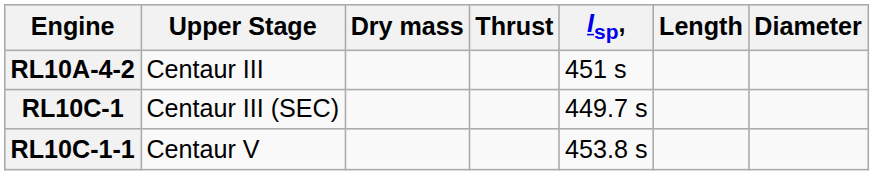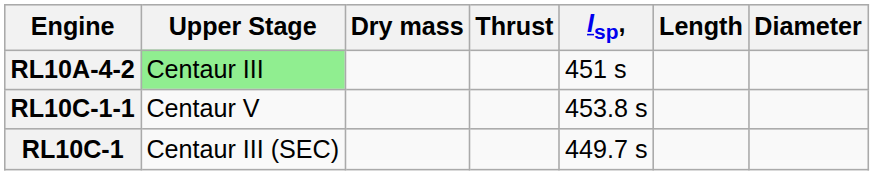(205, 69) no background -> (205, 69) lightgreen background
rows swapped: (73, 109) <-> (73, 148)
